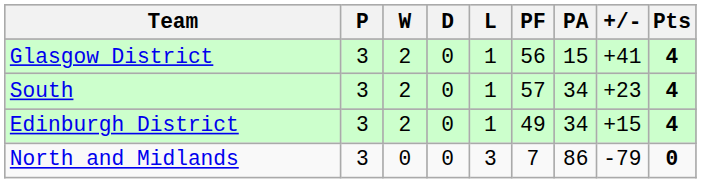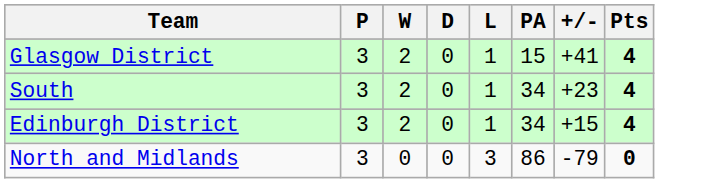- column: (533, 22)
